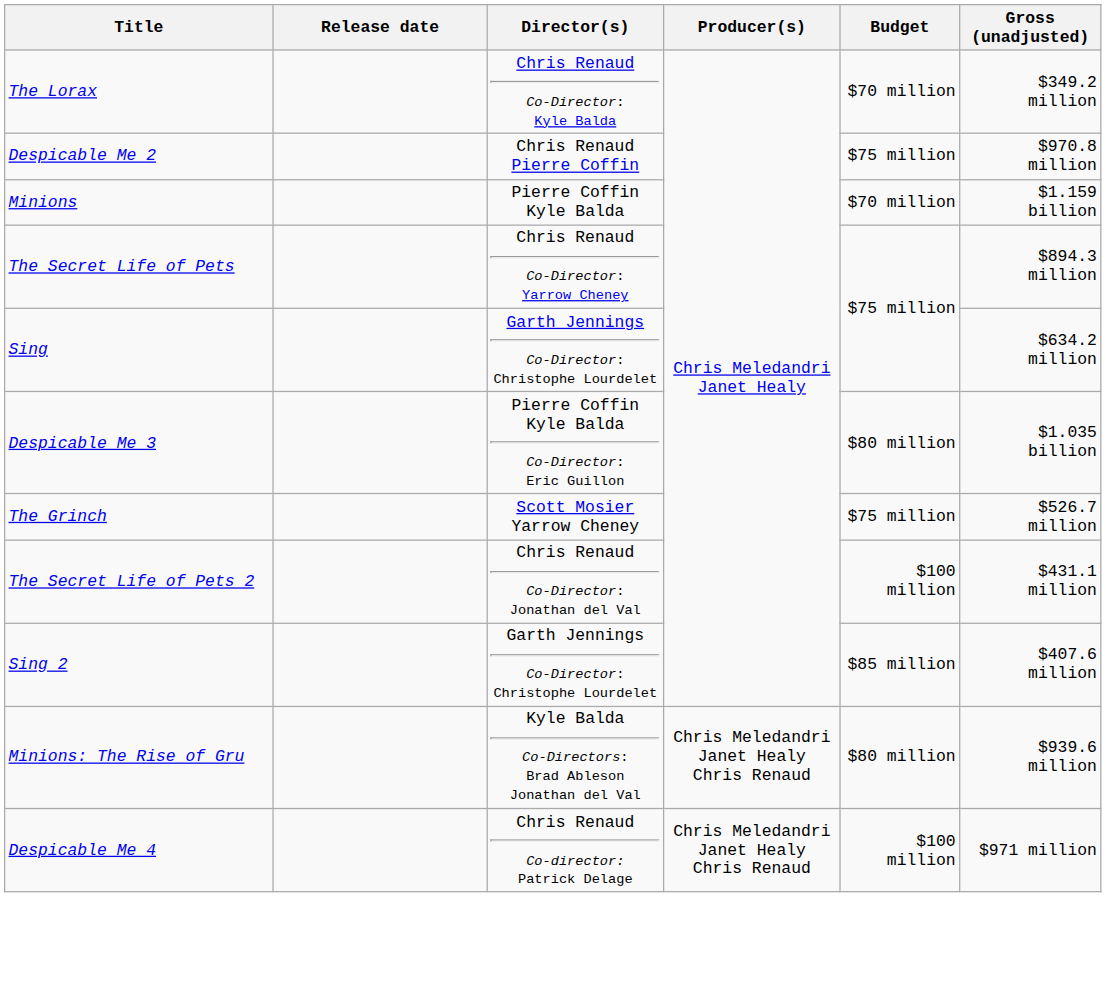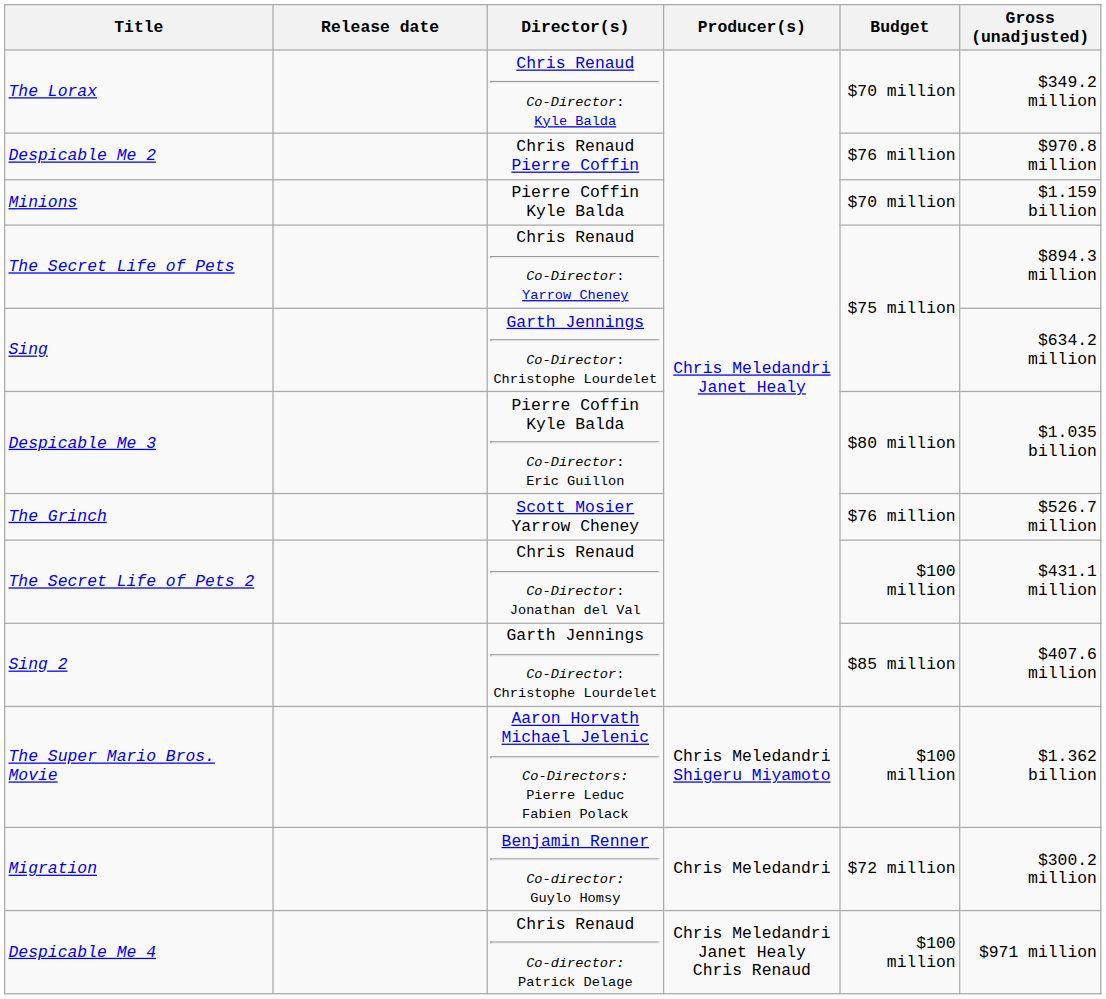(902, 156) $75 million -> (902, 156) $76 million
(902, 517) $75 million -> (902, 517) $76 million
- row: (126, 757)
+ row: (112, 767)
+ row: (53, 869)
